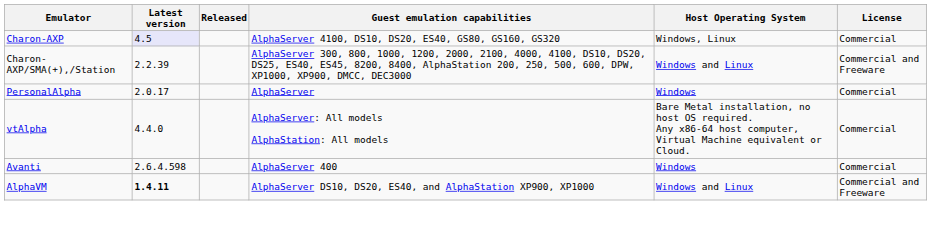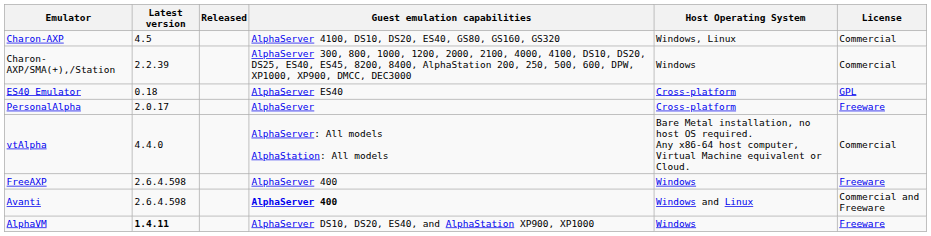(143, 39) lavender background -> (143, 39) no background
(705, 65) Windows and Linux -> (676, 65) Windows
(879, 65) Commercial and Freeware -> (868, 65) Commercial
+ row: (44, 91)
(676, 91) Windows -> (696, 107) Cross-platform
(868, 91) Commercial -> (862, 107) Freeware
+ row: (27, 182)
(294, 166) normal -> (294, 202) bold
(676, 166) Windows -> (705, 202) Windows and Linux
(868, 166) Commercial -> (879, 202) Commercial and Freeware
(705, 187) Windows and Linux -> (676, 223) Windows
(879, 187) Commercial and Freeware -> (862, 223) Freeware
